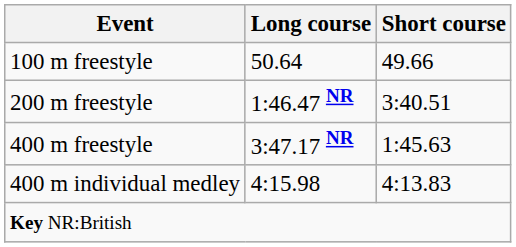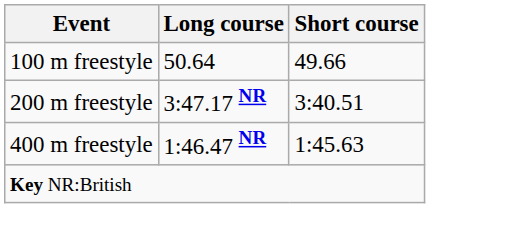(302, 101) 1:46.47 NR -> (215, 101) 3:47.17 NR
(302, 144) 3:47.17 NR -> (215, 144) 1:46.47 NR
- row: (125, 184)
